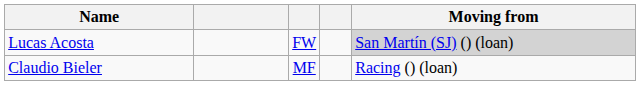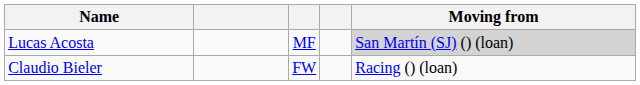(304, 42) FW -> (304, 42) MF
(304, 67) MF -> (304, 67) FW
